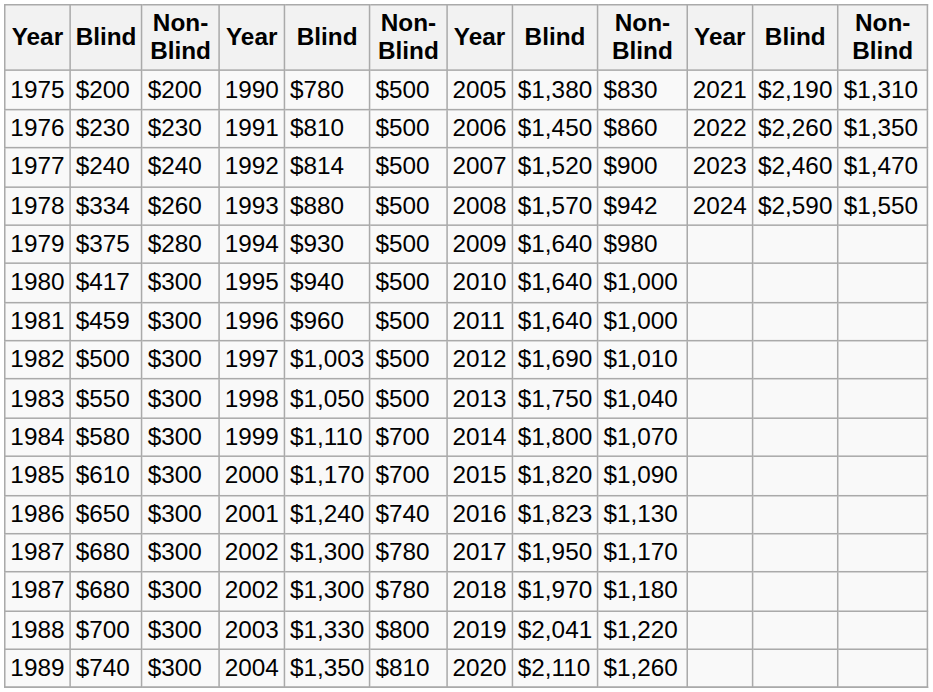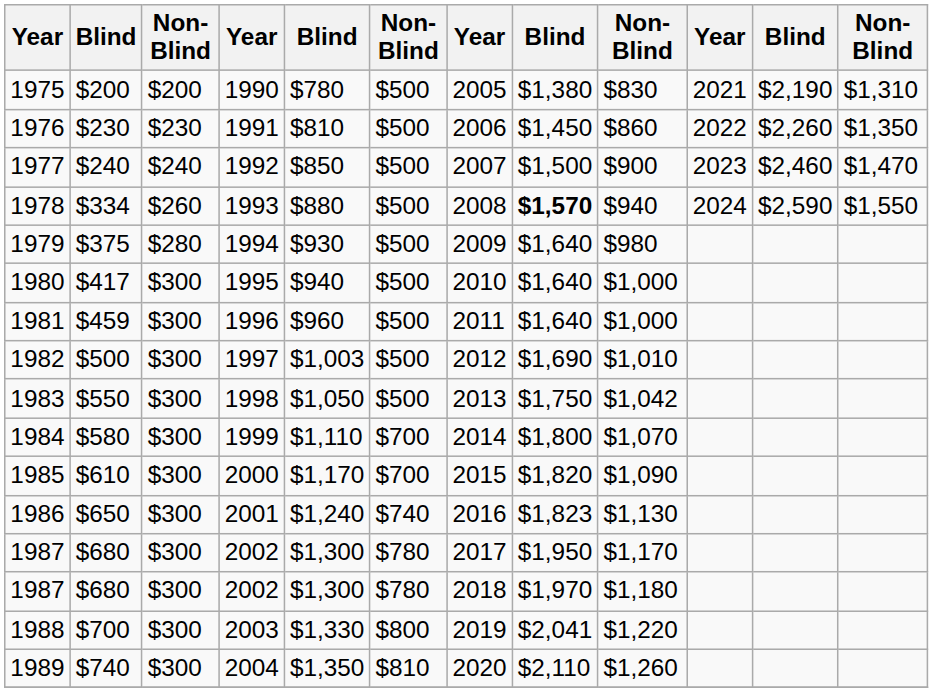(317, 166) $814 -> (317, 166) $850
(555, 166) $1,520 -> (555, 166) $1,500
(555, 205) normal -> (555, 205) bold
(630, 205) $942 -> (630, 205) $940
(641, 398) $1,040 -> (641, 398) $1,042
